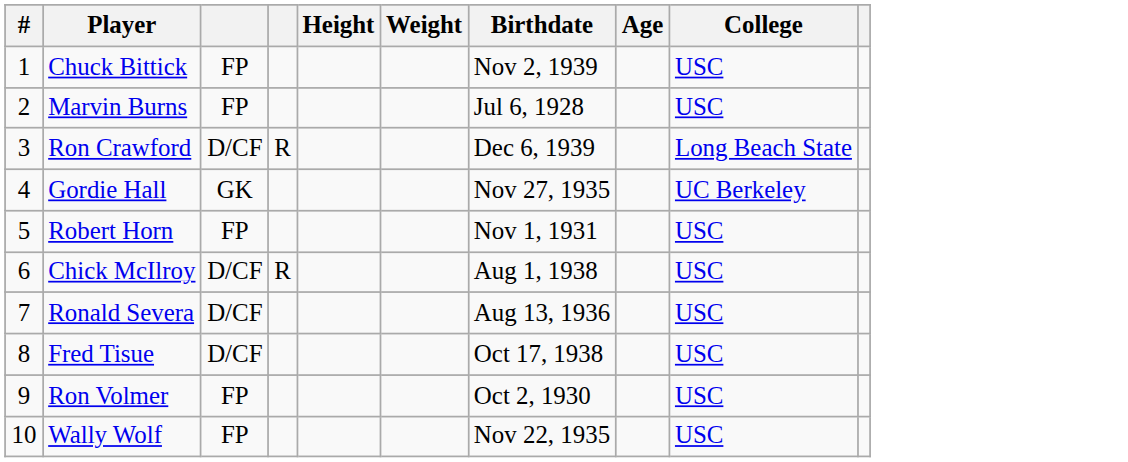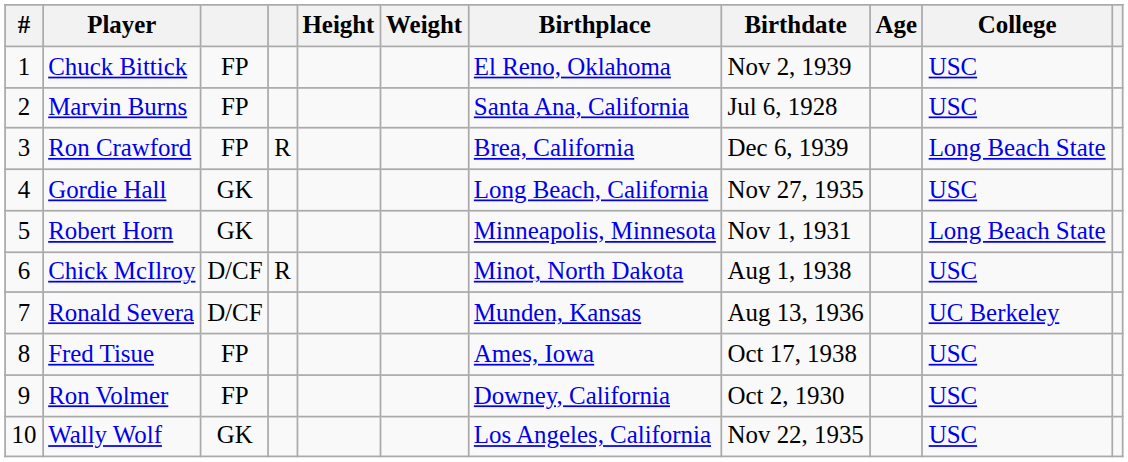+ column: (595, 25)
(235, 148) D/CF -> (235, 148) FP
(740, 189) UC Berkeley -> (953, 189) USC
(235, 230) FP -> (235, 230) GK
(699, 230) USC -> (1017, 230) Long Beach State
(699, 313) USC -> (994, 313) UC Berkeley
(235, 354) D/CF -> (235, 354) FP
(235, 436) FP -> (235, 436) GK
